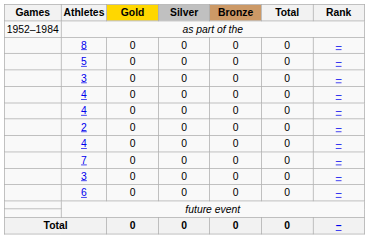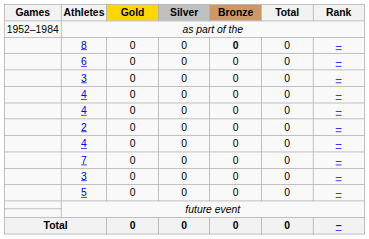(236, 46) normal -> (236, 46) bold
rows swapped: (84, 62) <-> (84, 193)
